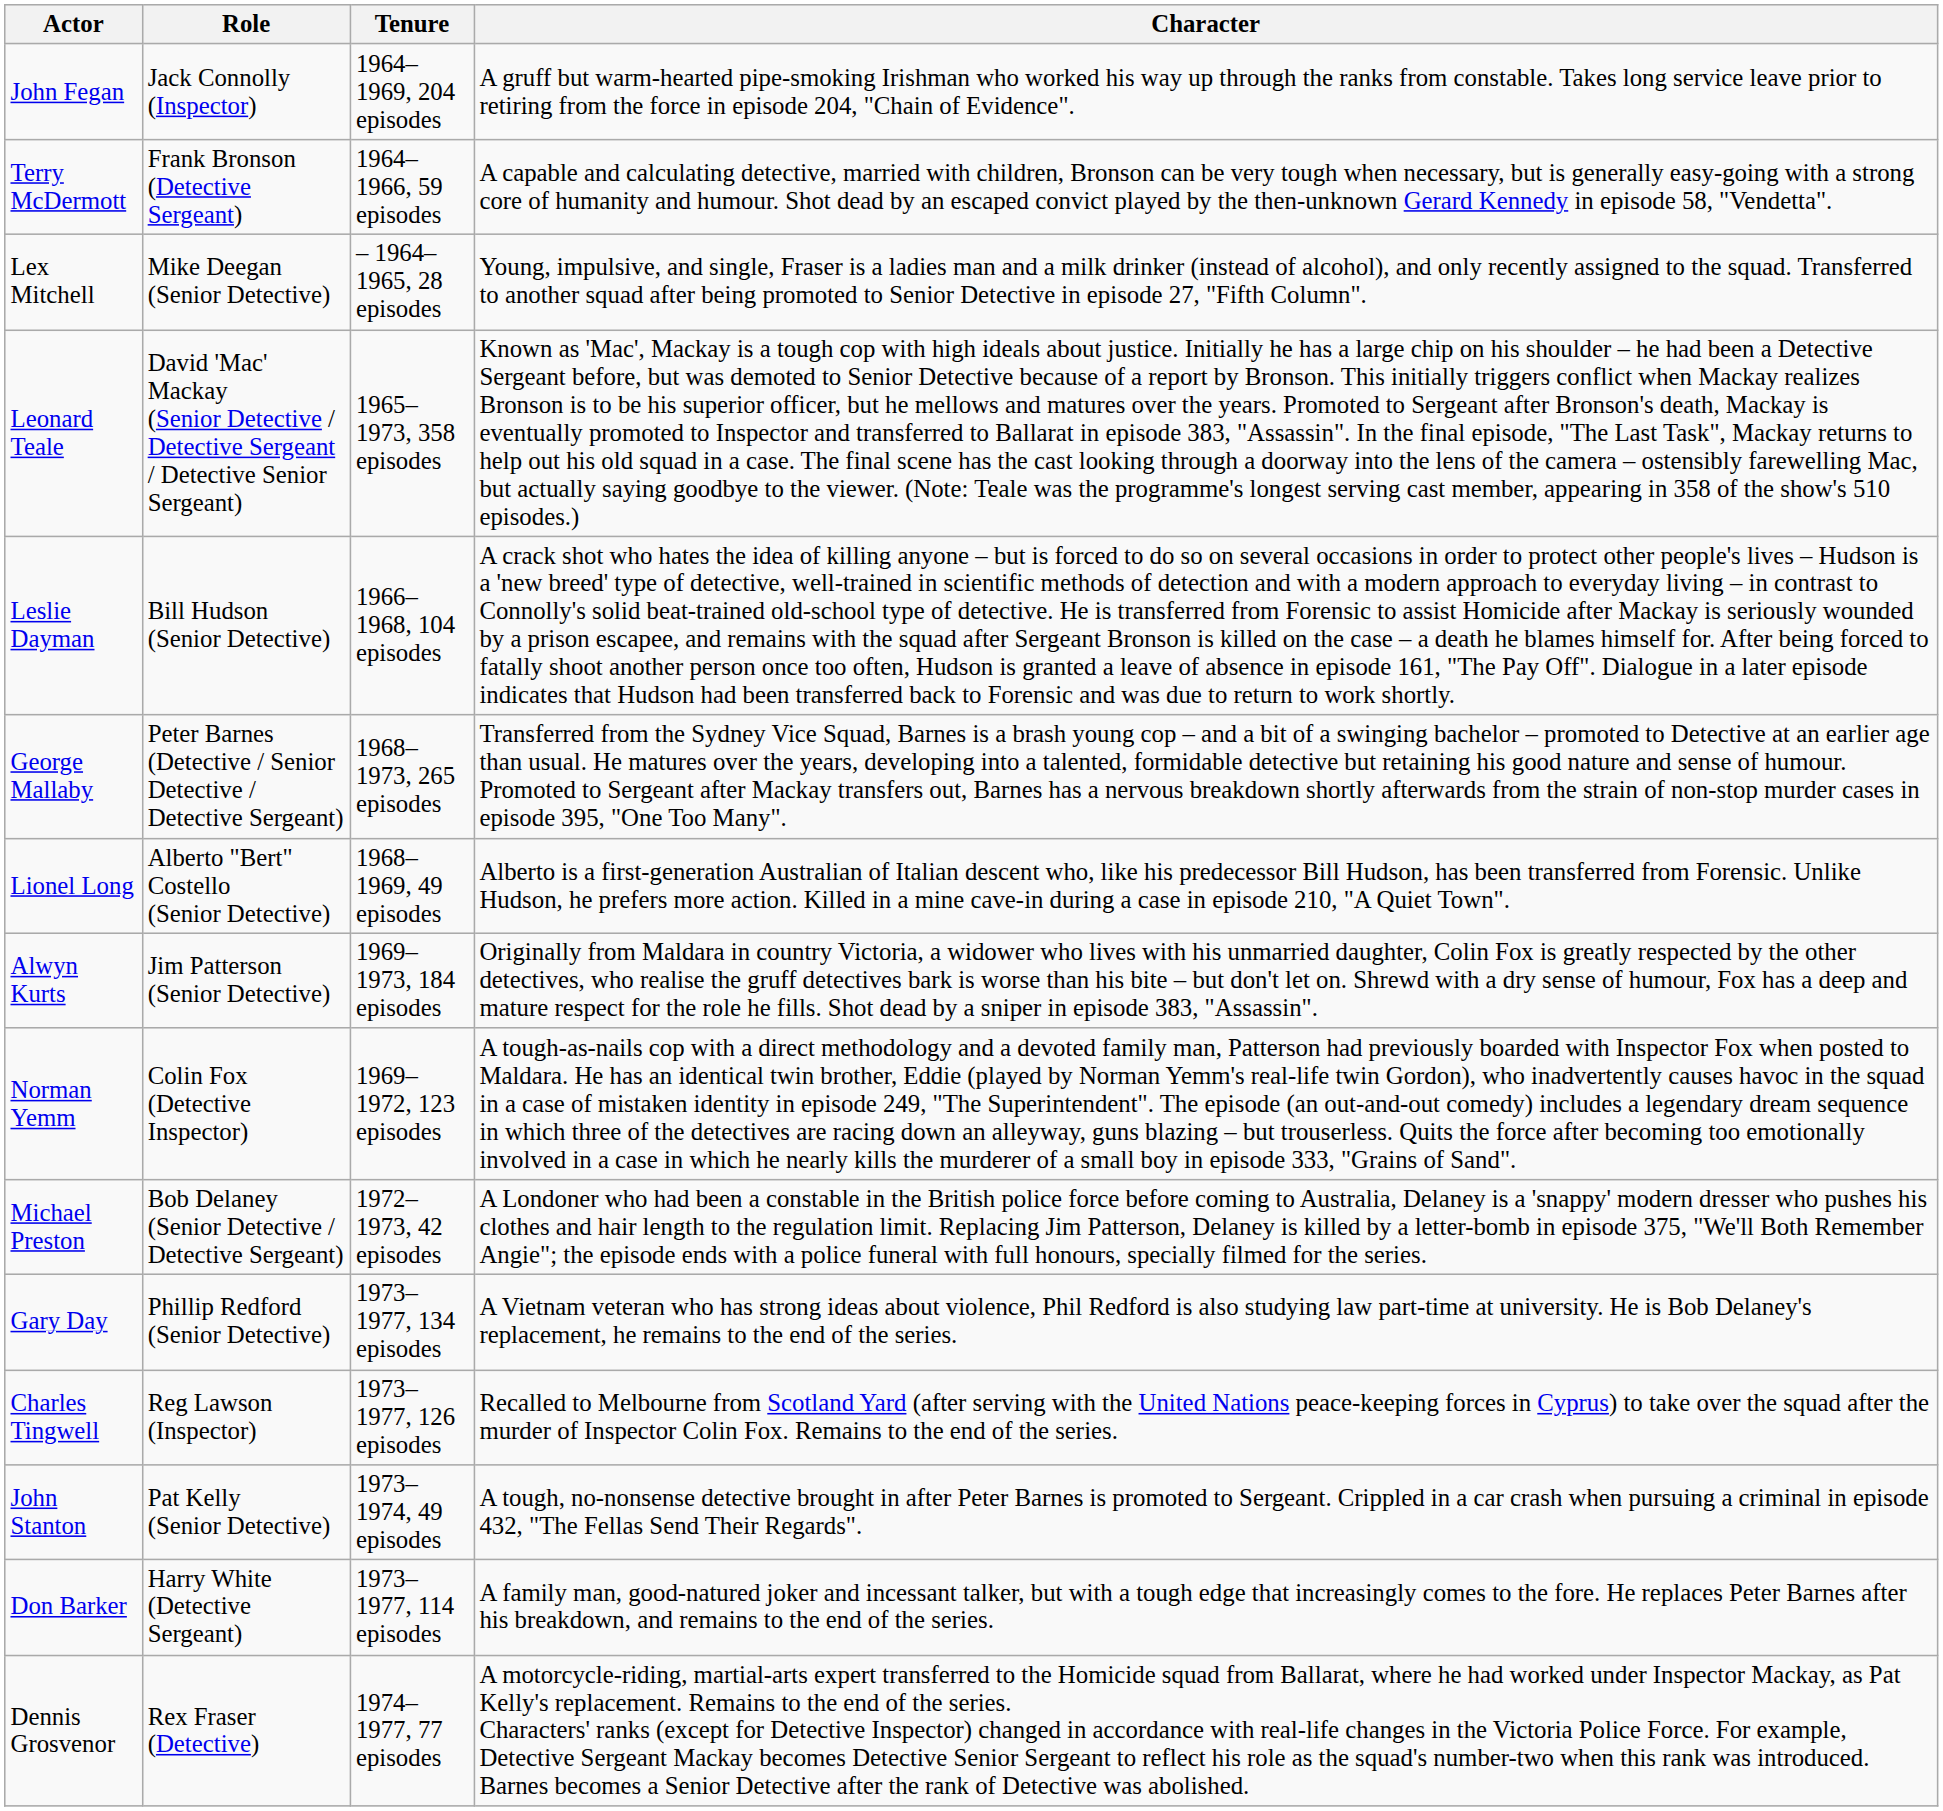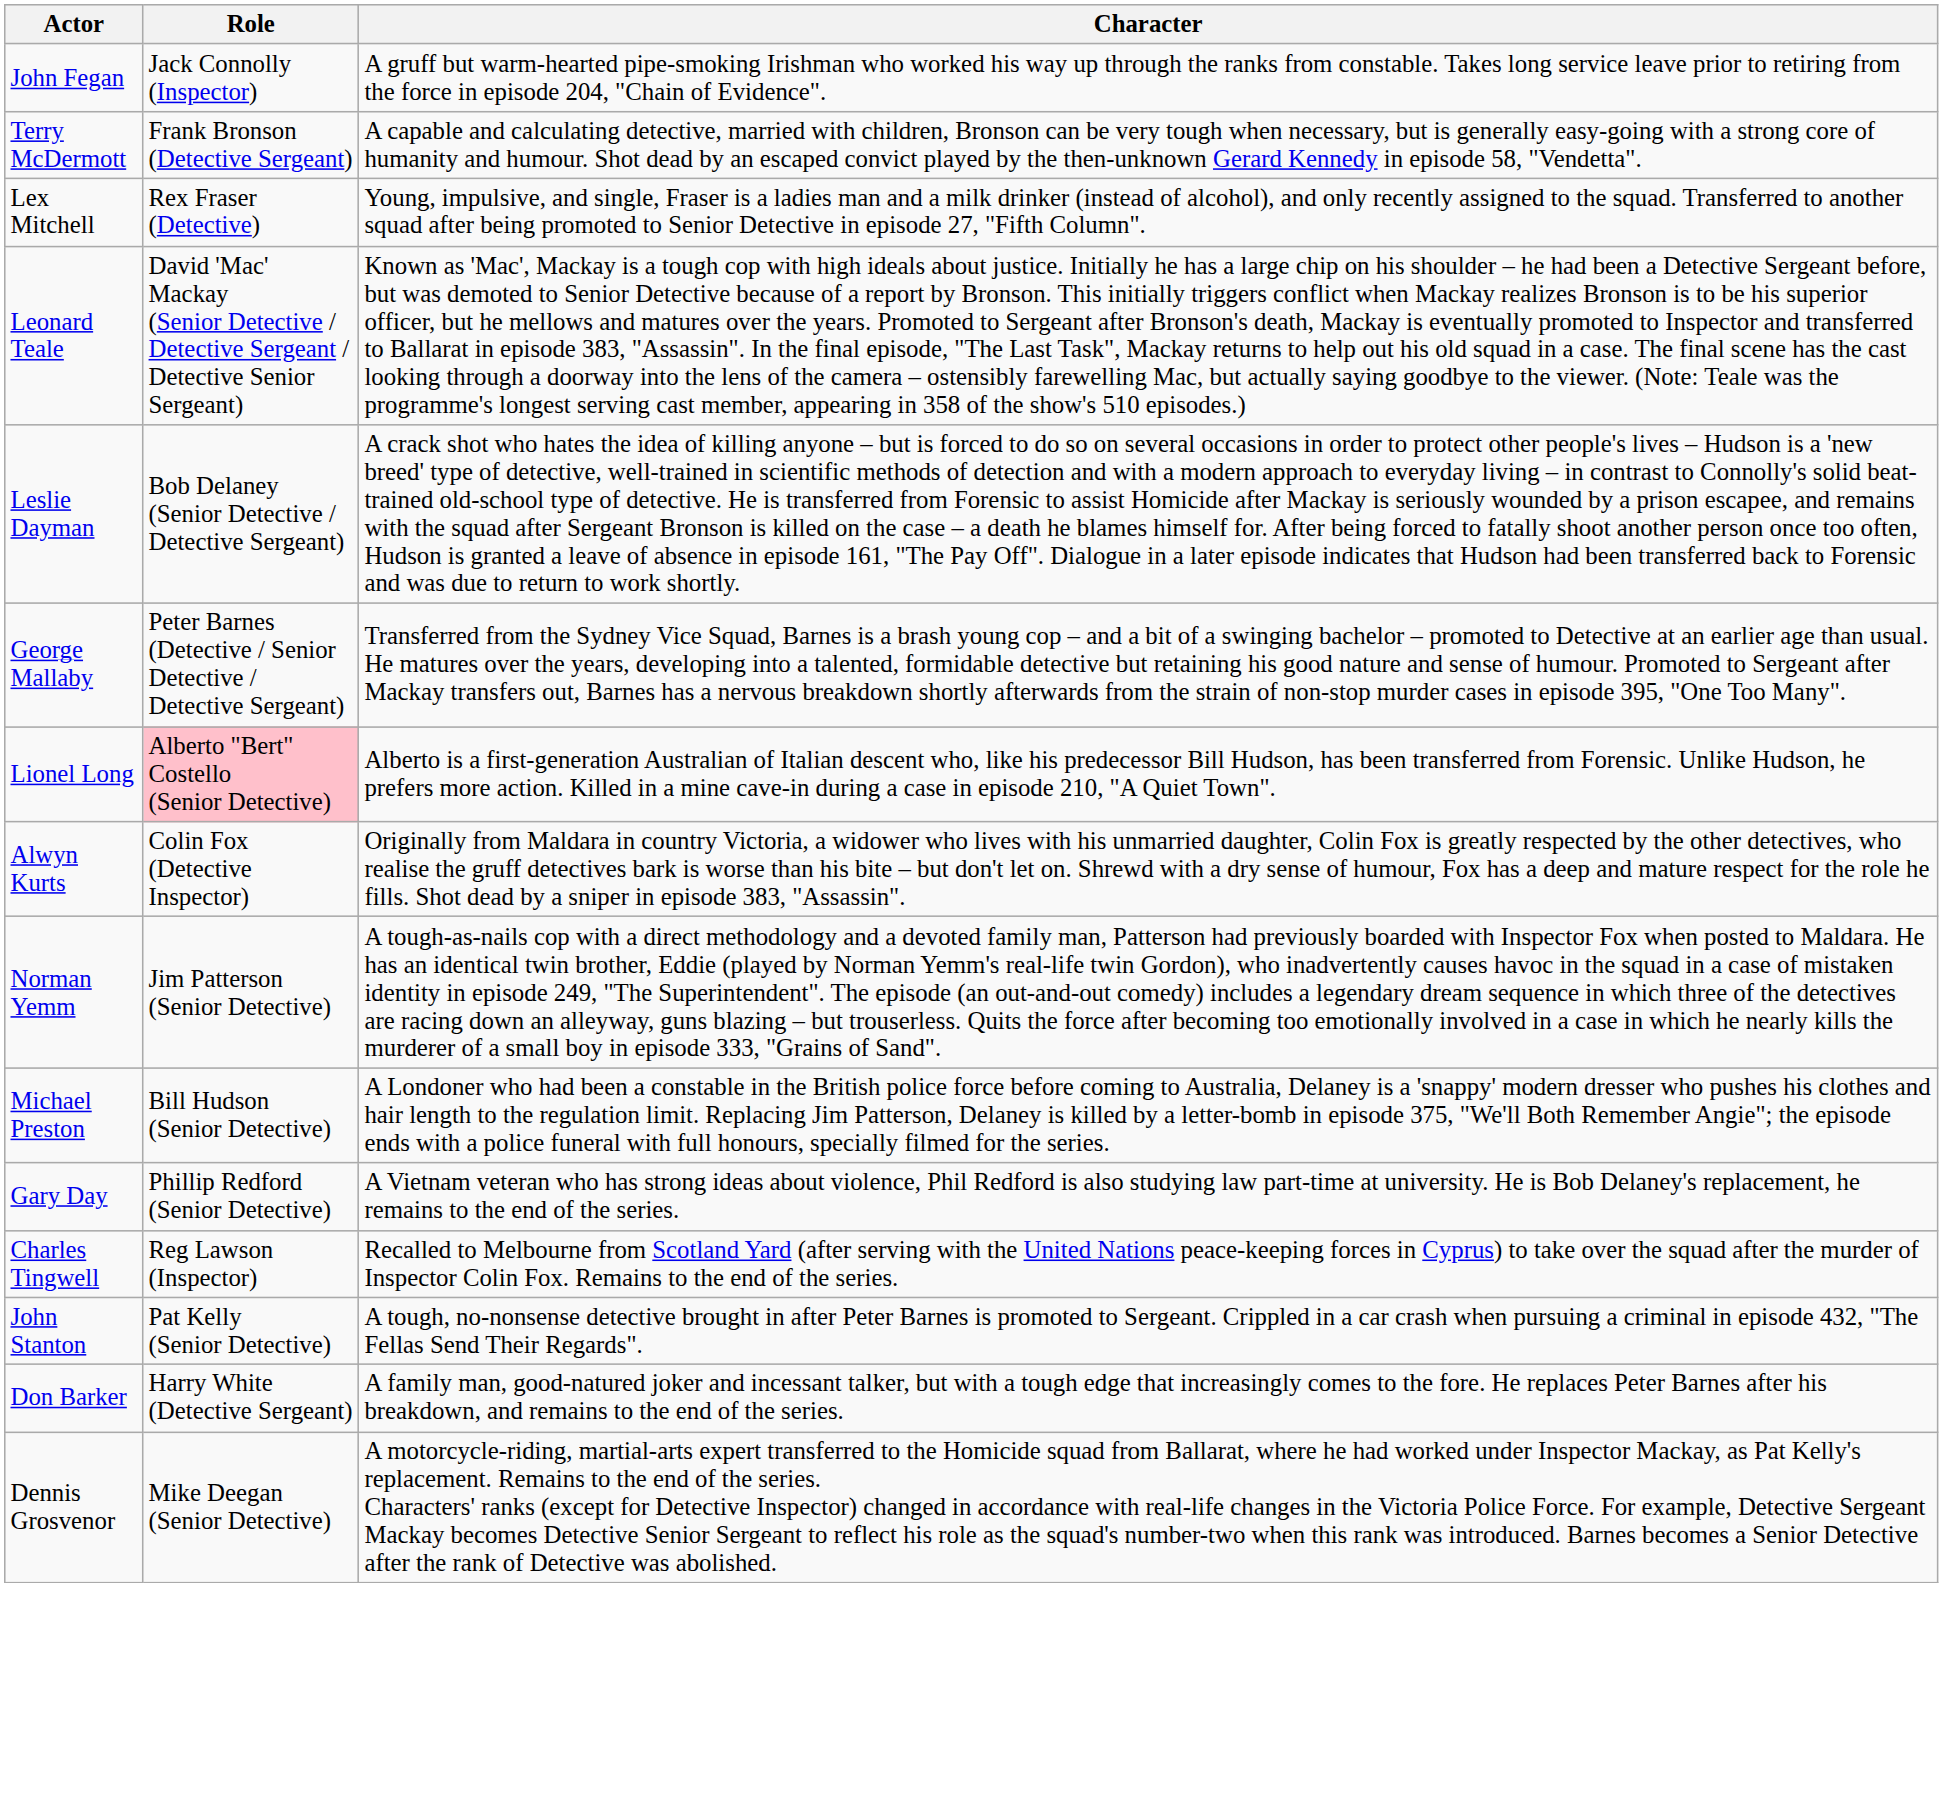- column: (412, 24)
(239, 281) Mike Deegan (Senior Detective) -> (204, 211) Rex Fraser (Detective)
(239, 625) Bill Hudson (Senior Detective) -> (246, 513) Bob Delaney (Senior Detective / Detective Sergeant)
(239, 885) no background -> (240, 773) pink background
(239, 980) Jim Patterson (Senior Detective) -> (200, 868) Colin Fox (Detective Inspector)
(199, 1103) Colin Fox (Detective Inspector) -> (240, 991) Jim Patterson (Senior Detective)
(246, 1226) Bob Delaney (Senior Detective / Detective Sergeant) -> (240, 1114) Bill Hudson (Senior Detective)
(203, 1730) Rex Fraser (Detective) -> (240, 1506) Mike Deegan (Senior Detective)
